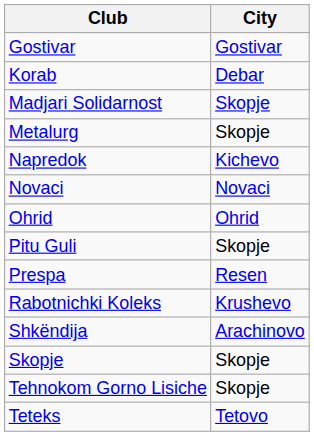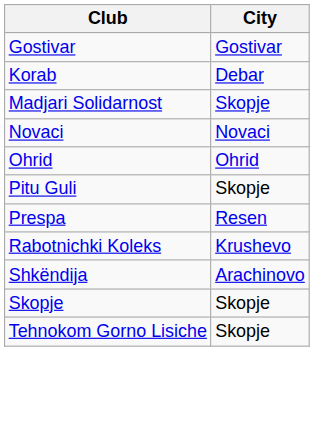- row: (44, 132)
- row: (48, 160)
- row: (35, 416)
